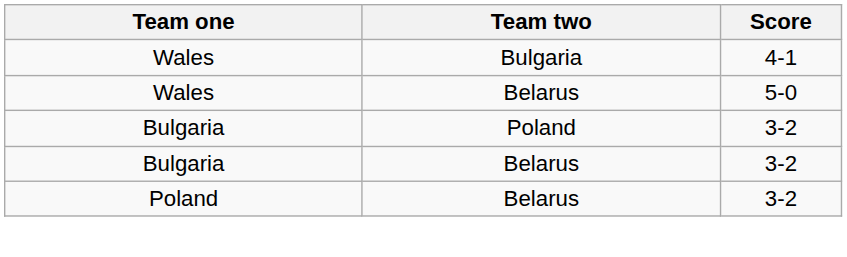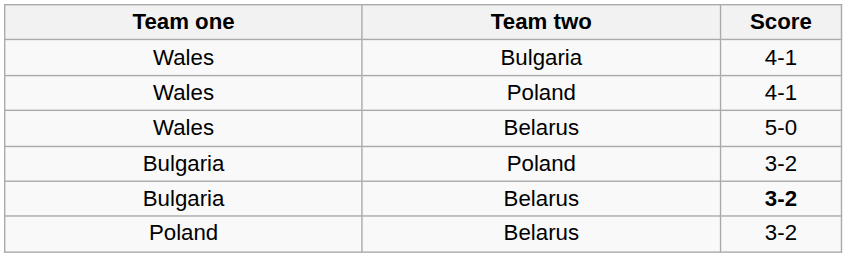+ row: (184, 92)
(781, 163) normal -> (781, 198) bold
